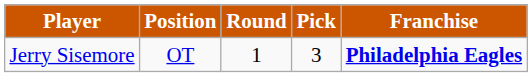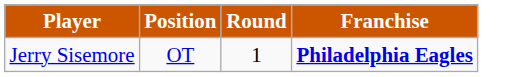- column: (316, 21)
